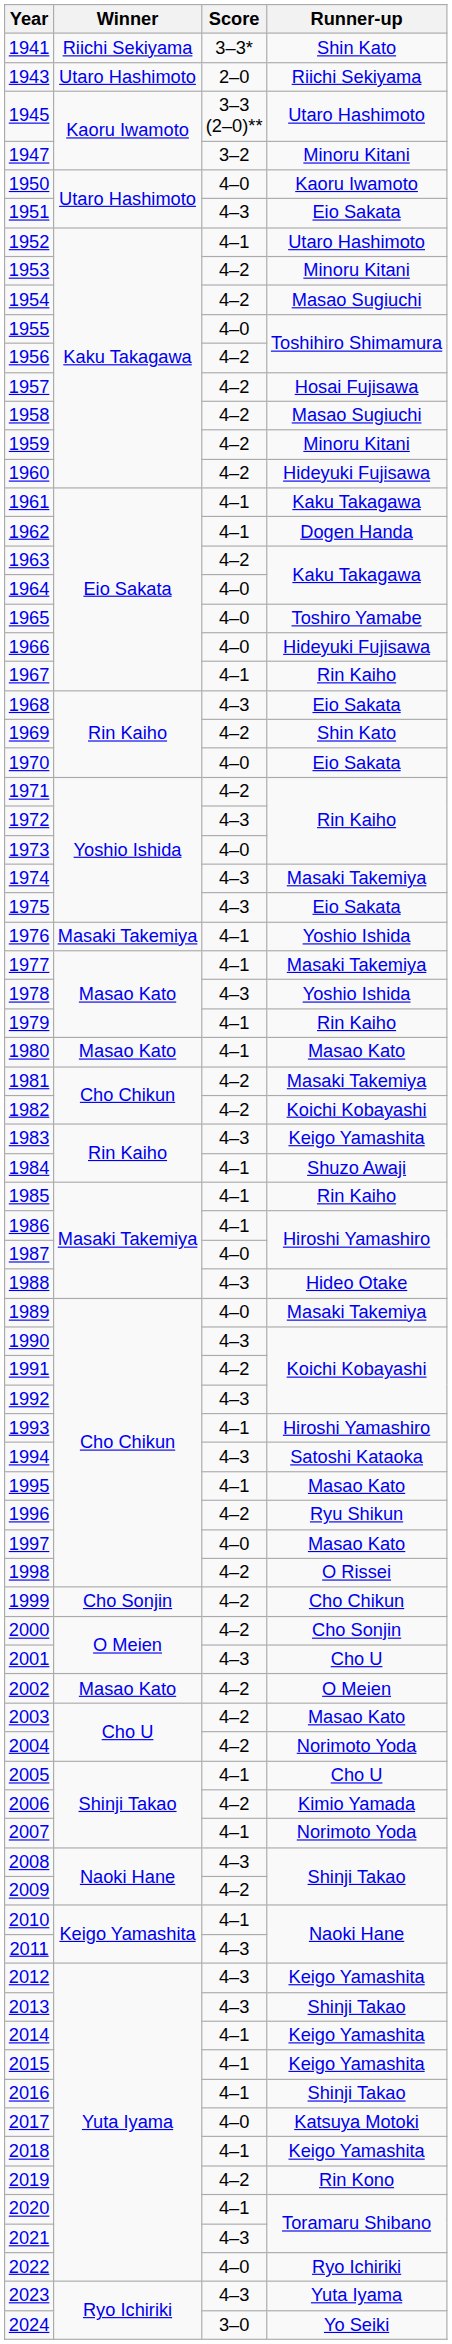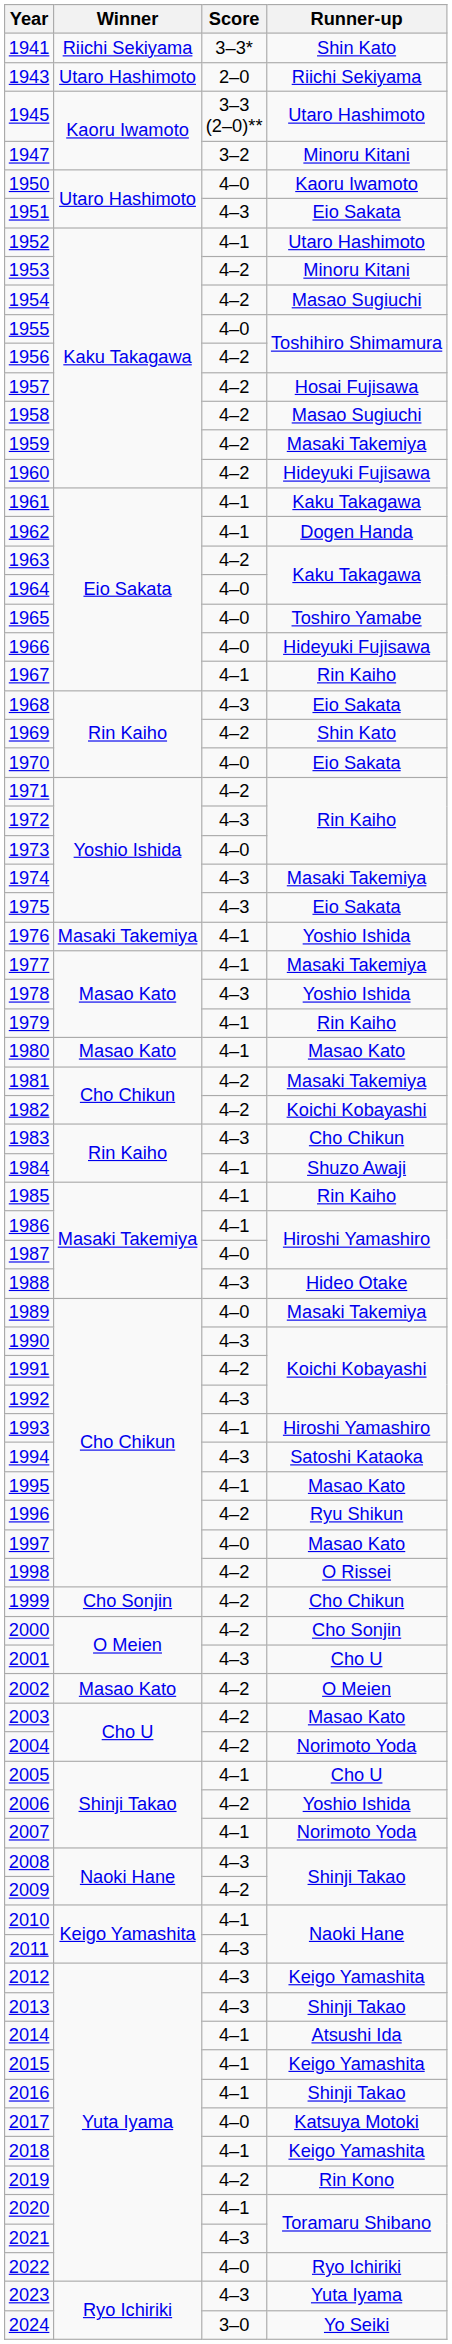(357, 444) Minoru Kitani -> (357, 444) Masaki Takemiya
(357, 1138) Keigo Yamashita -> (357, 1138) Cho Chikun
(357, 1804) Kimio Yamada -> (357, 1804) Yoshio Ishida
(357, 2035) Keigo Yamashita -> (357, 2035) Atsushi Ida
